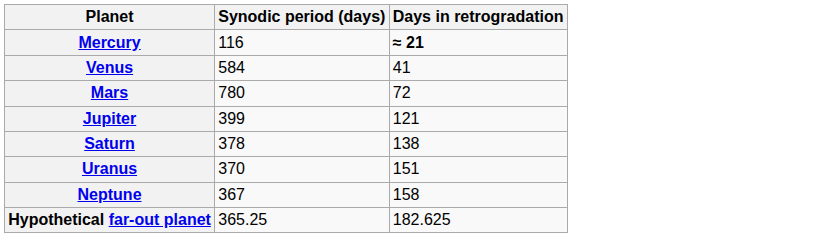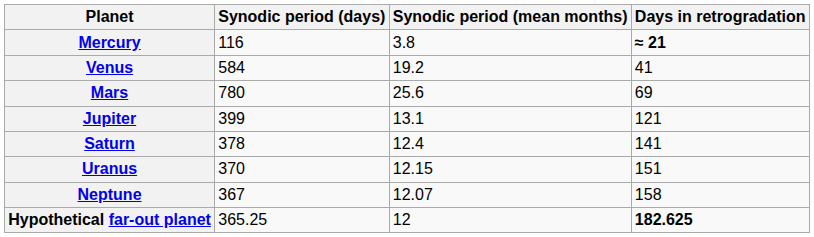+ column: (510, 17)
(402, 93) 72 -> (644, 93) 69
(406, 144) 138 -> (648, 144) 141
(422, 220) normal -> (664, 220) bold
